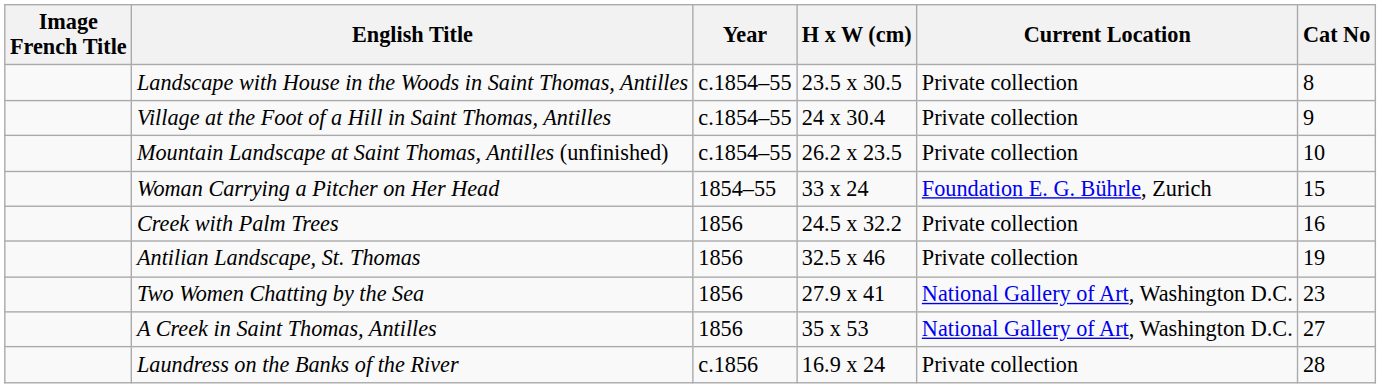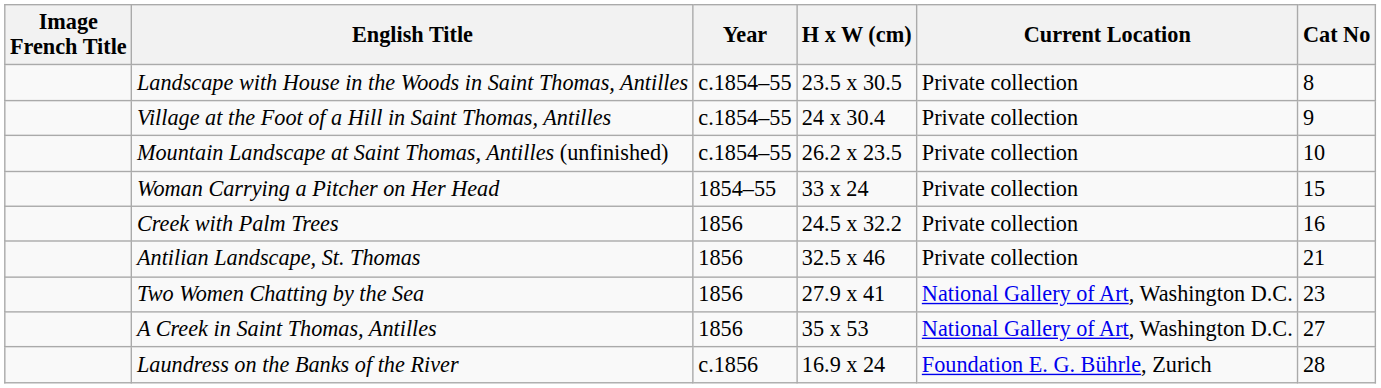(1067, 188) Foundation E. G. Bührle, Zurich -> (1000, 188) Private collection
(1314, 258) 19 -> (1314, 258) 21
(1000, 364) Private collection -> (1067, 364) Foundation E. G. Bührle, Zurich
